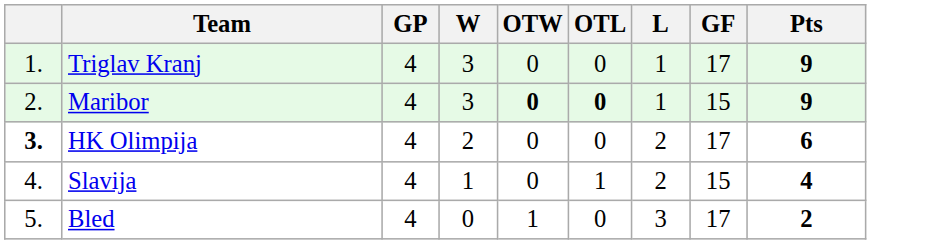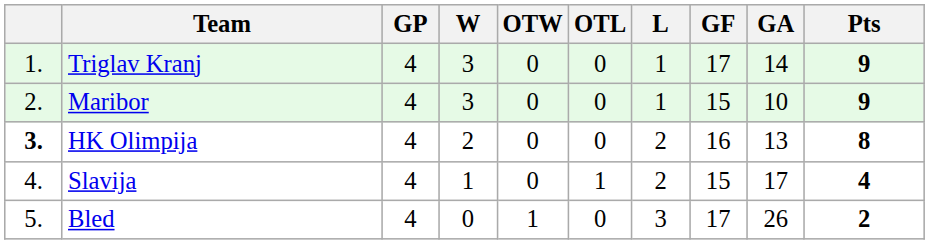+ column: (776, 24)
(533, 102) bold -> (533, 102) normal
(600, 102) bold -> (600, 102) normal
(718, 141) 17 -> (718, 141) 16
(807, 141) 6 -> (864, 141) 8
